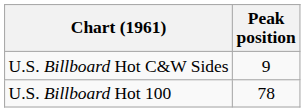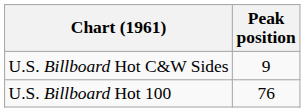(266, 93) 78 -> (266, 93) 76
